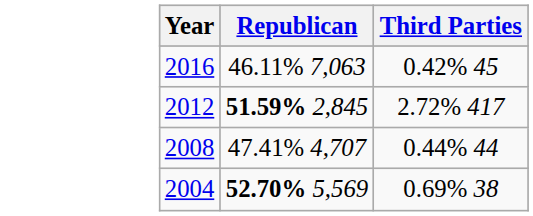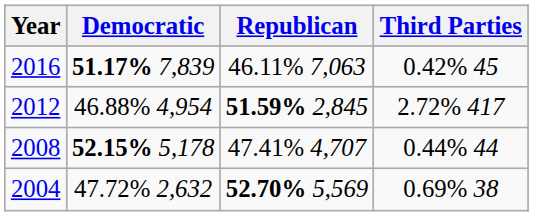+ column: (143, 25)
